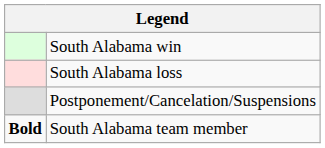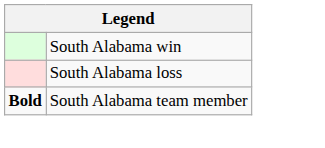- row: (183, 101)
